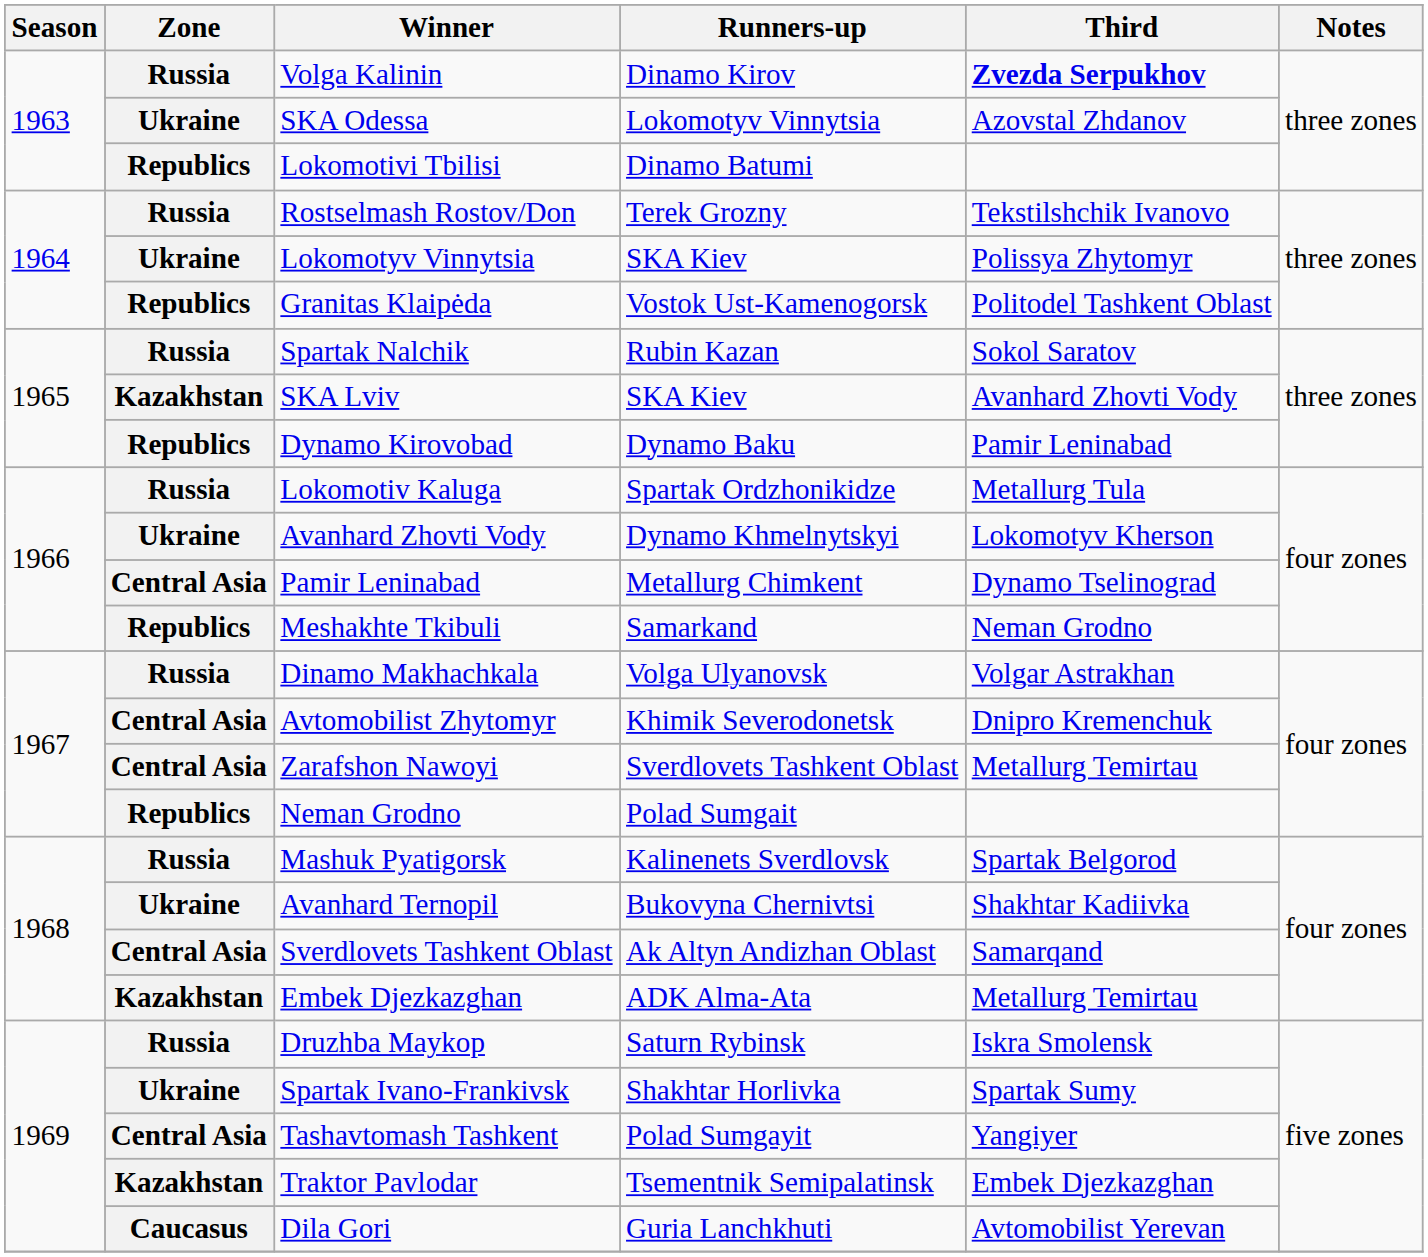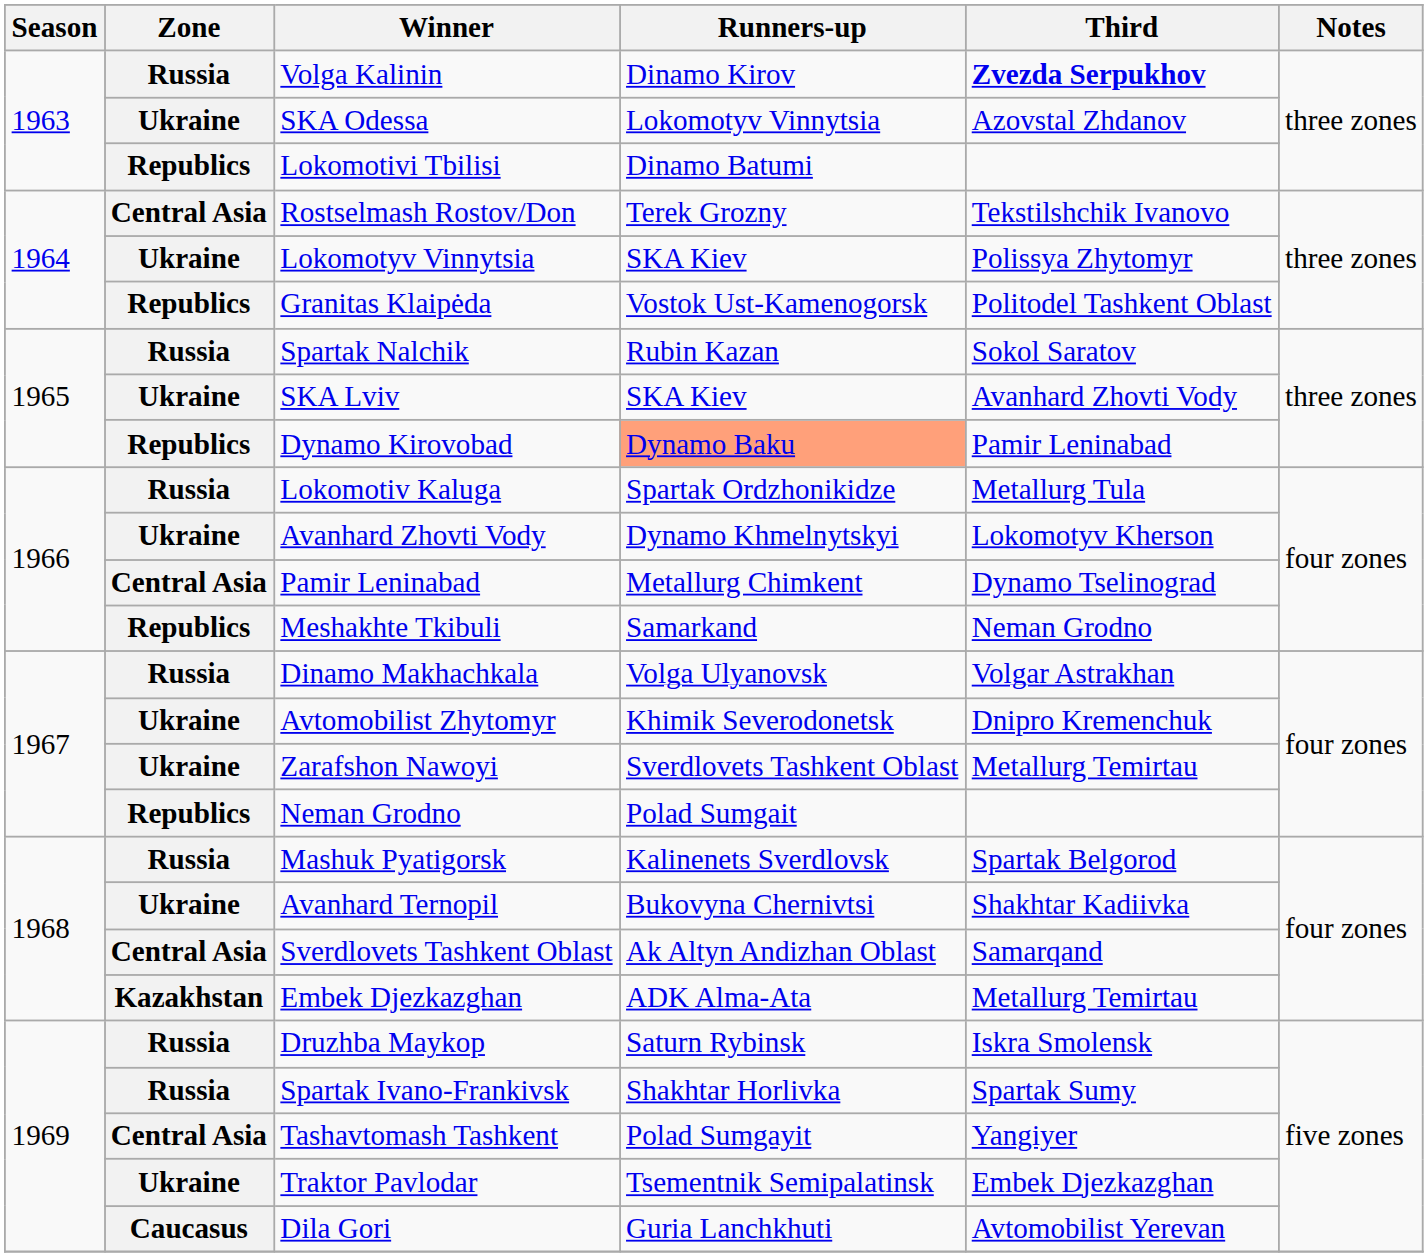(189, 212) Russia -> (189, 212) Central Asia
(189, 397) Kazakhstan -> (189, 397) Ukraine
(711, 443) no background -> (711, 443) lightsalmon background
(189, 720) Central Asia -> (189, 720) Ukraine
(189, 766) Central Asia -> (189, 766) Ukraine
(189, 1089) Ukraine -> (189, 1089) Russia
(189, 1182) Kazakhstan -> (189, 1182) Ukraine
